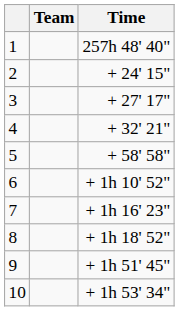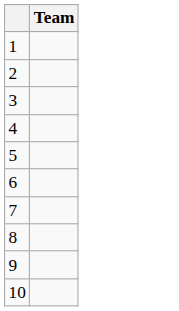- column: (126, 18)
